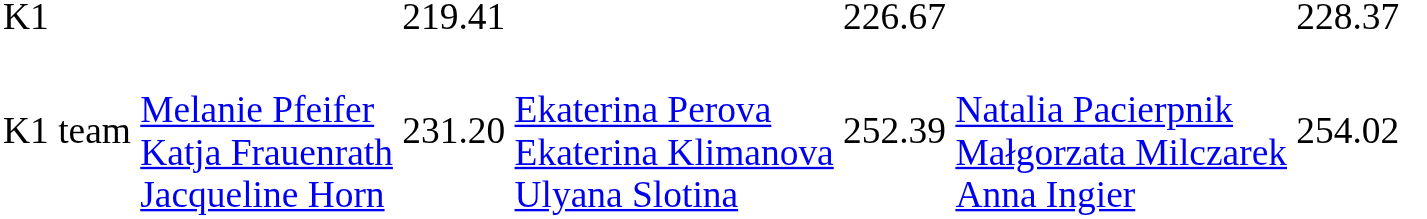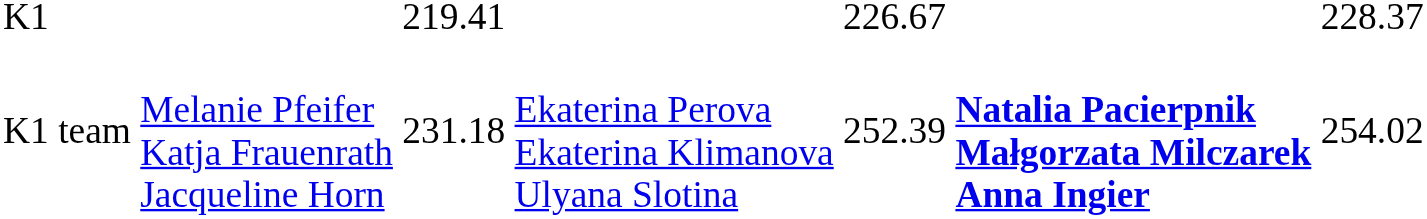(454, 131) 231.20 -> (454, 131) 231.18
(1121, 152) normal -> (1133, 152) bold
